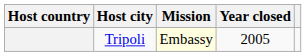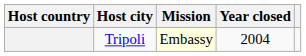(255, 39) 2005 -> (255, 39) 2004
